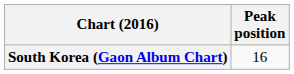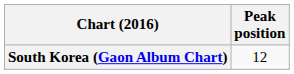(260, 57) 16 -> (260, 57) 12
